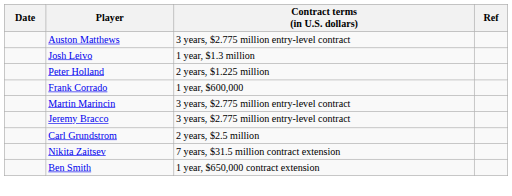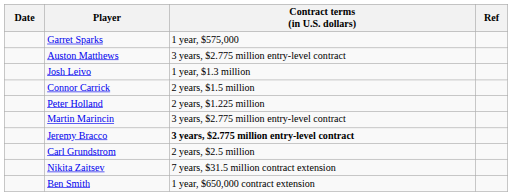+ row: (75, 39)
+ row: (79, 87)
- row: (78, 87)
(263, 119) normal -> (263, 135) bold
